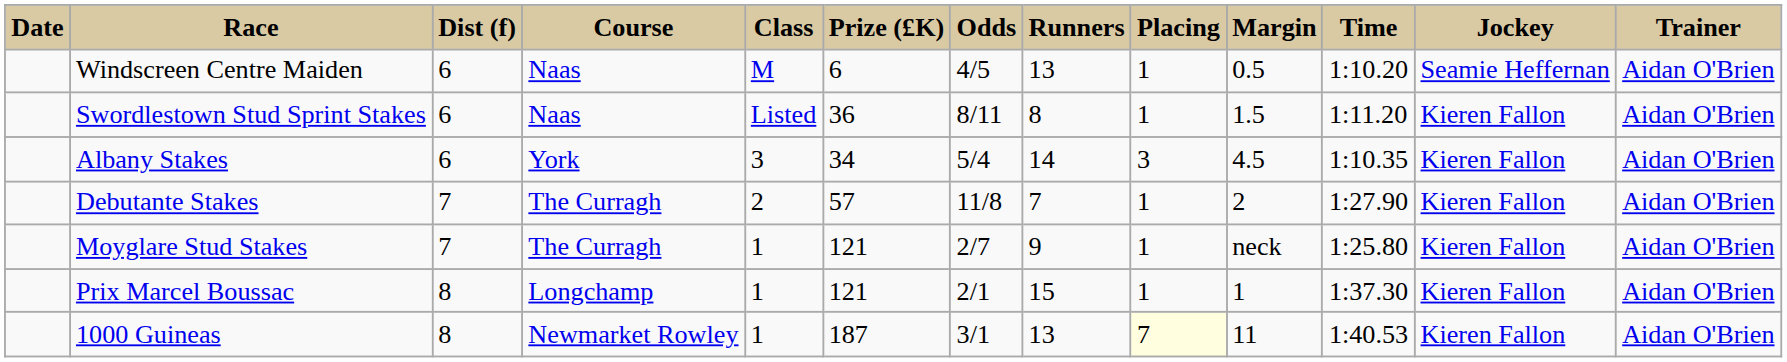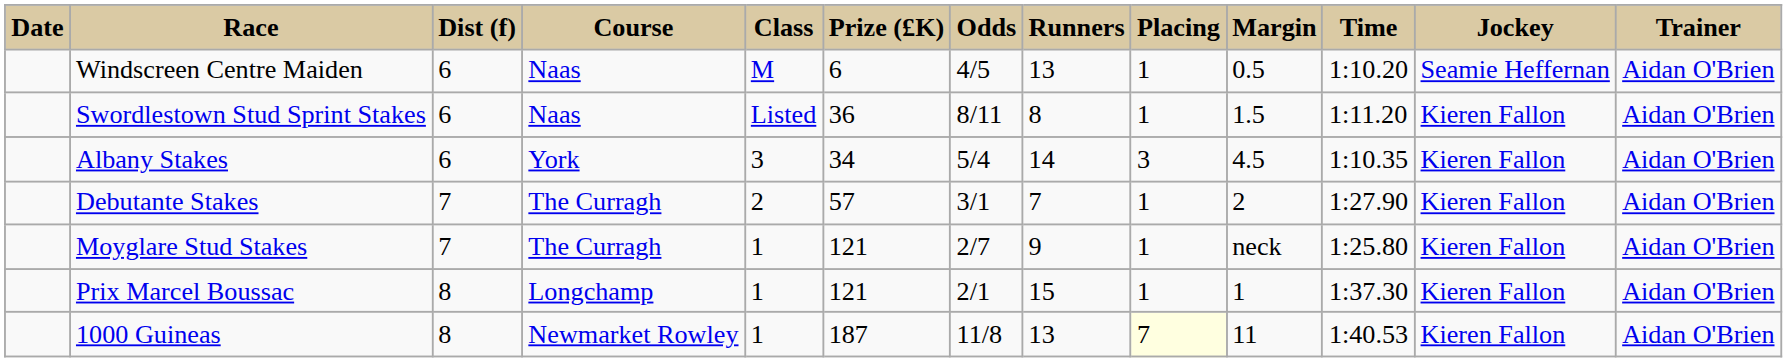(979, 202) 11/8 -> (973, 202) 3/1
(973, 334) 3/1 -> (979, 334) 11/8
